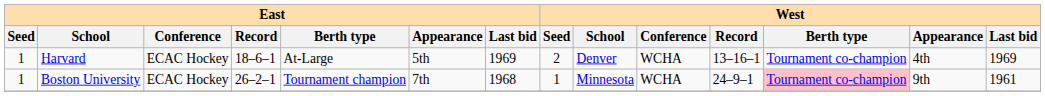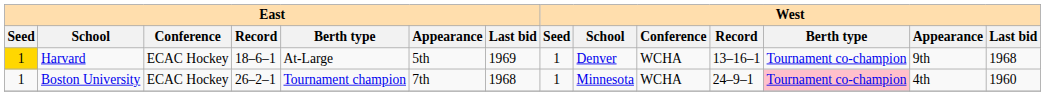(21, 58) no background -> (21, 58) gold background
(557, 58) 2 -> (557, 58) 1
(921, 58) 4th -> (921, 58) 9th
(1003, 58) 1969 -> (1003, 58) 1968
(921, 79) 9th -> (921, 79) 4th
(1003, 79) 1961 -> (1003, 79) 1960
